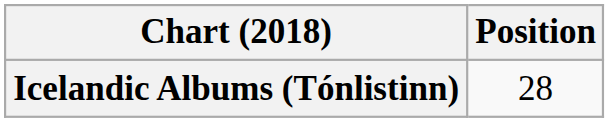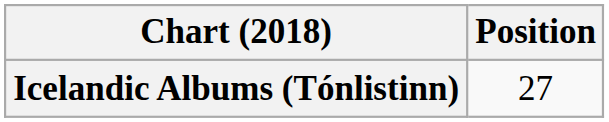(536, 87) 28 -> (536, 87) 27
